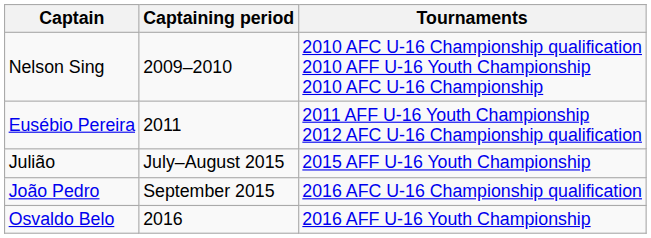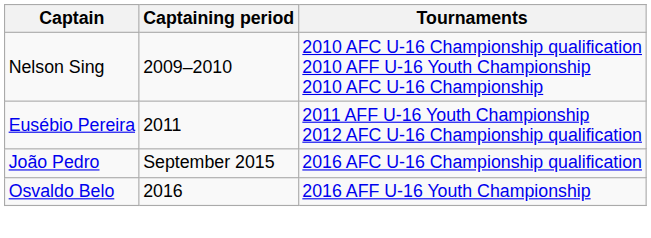- row: (32, 163)
